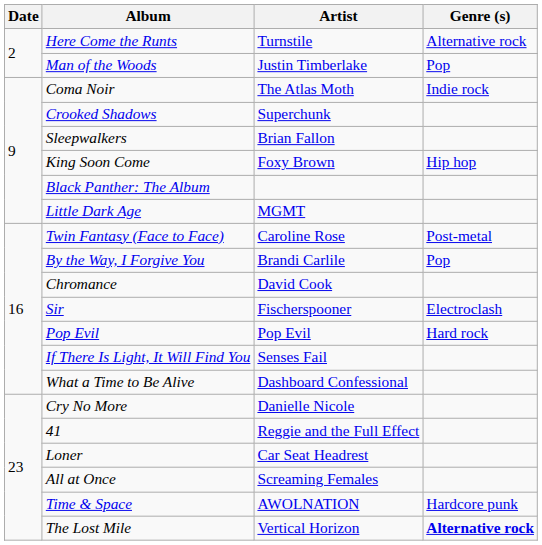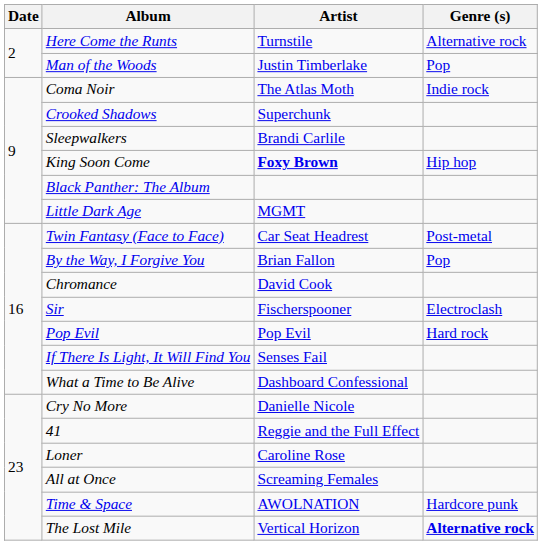(296, 138) Brian Fallon -> (301, 138) Brandi Carlile
(296, 162) normal -> (298, 162) bold
(301, 235) Caroline Rose -> (313, 235) Car Seat Headrest
(301, 260) Brandi Carlile -> (296, 260) Brian Fallon
(313, 455) Car Seat Headrest -> (301, 455) Caroline Rose
